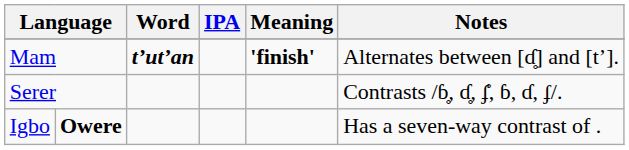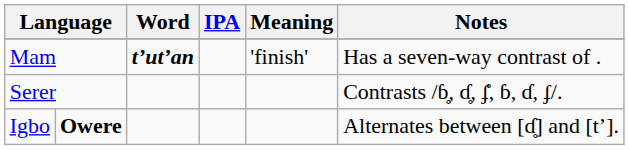(283, 56) bold -> (279, 56) normal
(481, 56) Alternates between [ɗ̥] and [tʼ]. -> (472, 56) Has a seven-way contrast of .
(472, 126) Has a seven-way contrast of . -> (481, 126) Alternates between [ɗ̥] and [tʼ].
